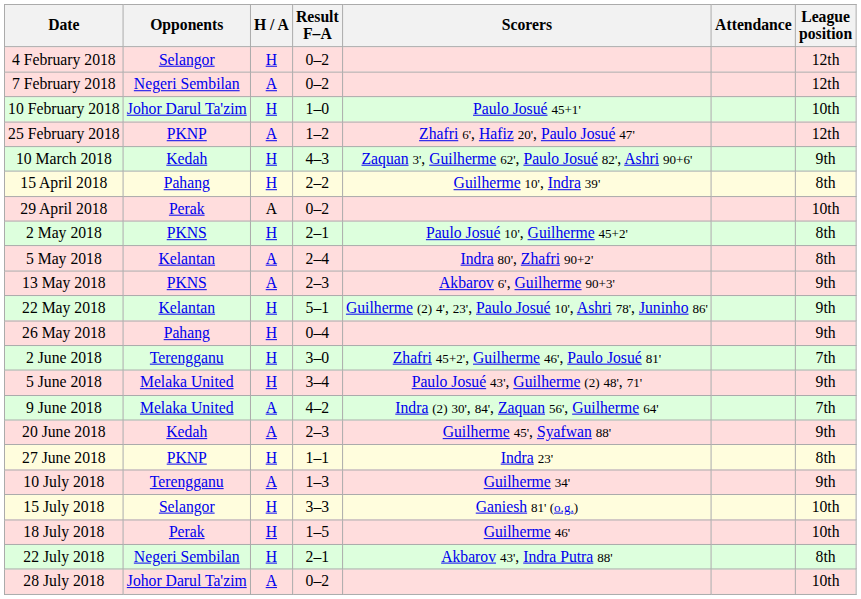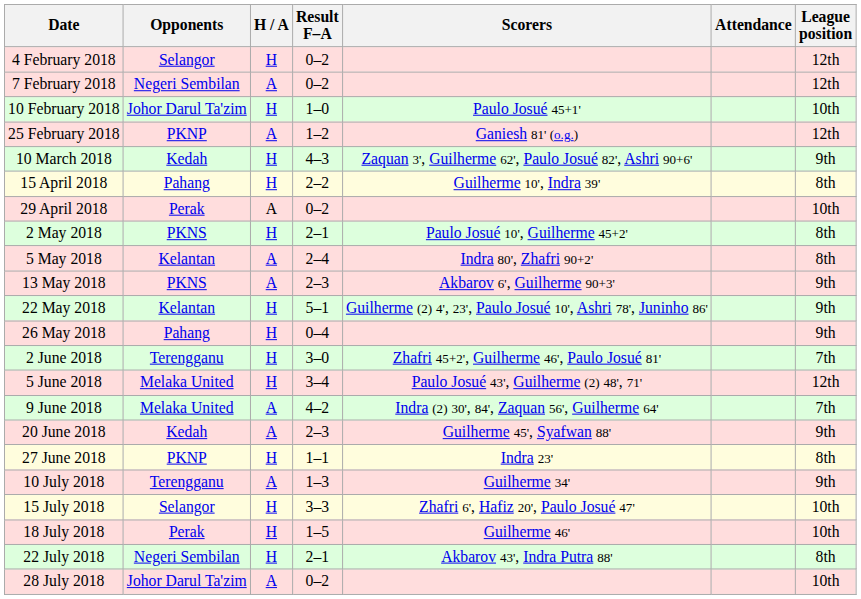(527, 134) Zhafri 6', Hafiz 20', Paulo Josué 47' -> (527, 134) Ganiesh 81' (o.g.)
(826, 382) 9th -> (826, 382) 12th
(527, 507) Ganiesh 81' (o.g.) -> (527, 507) Zhafri 6', Hafiz 20', Paulo Josué 47'
